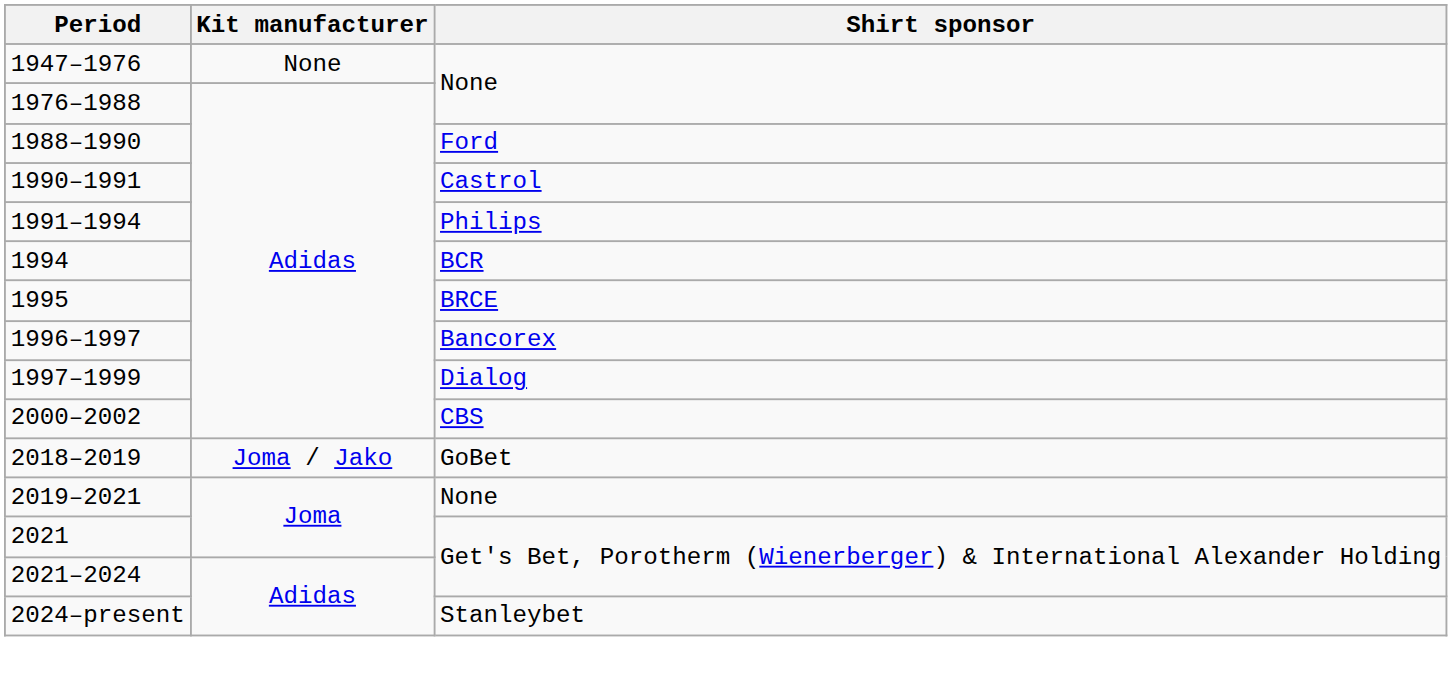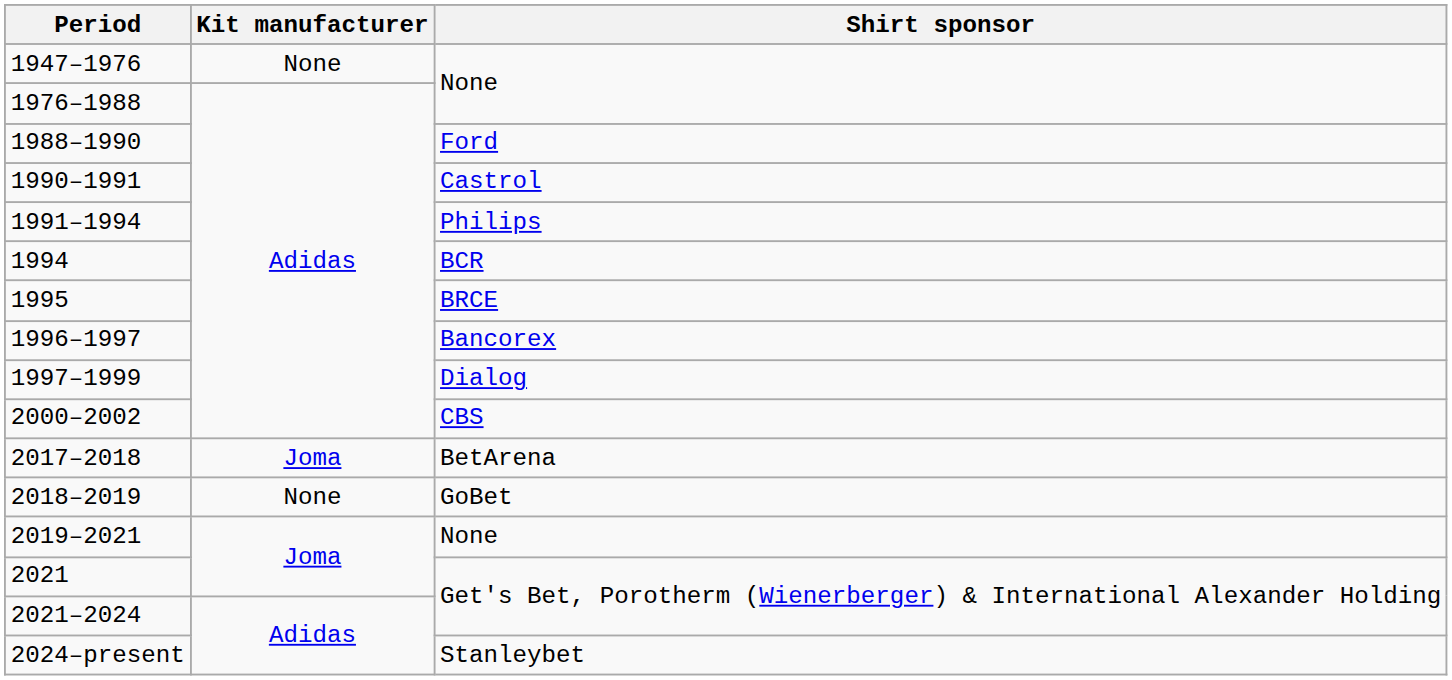+ row: (76, 458)
(312, 458) Joma / Jako -> (312, 498) None
